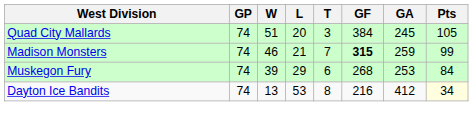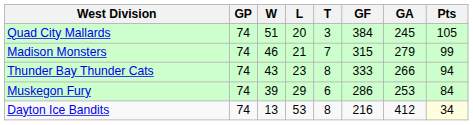(363, 52) bold -> (363, 52) normal
(405, 52) 259 -> (405, 52) 279
+ row: (80, 71)
(363, 71) 268 -> (363, 91) 286
